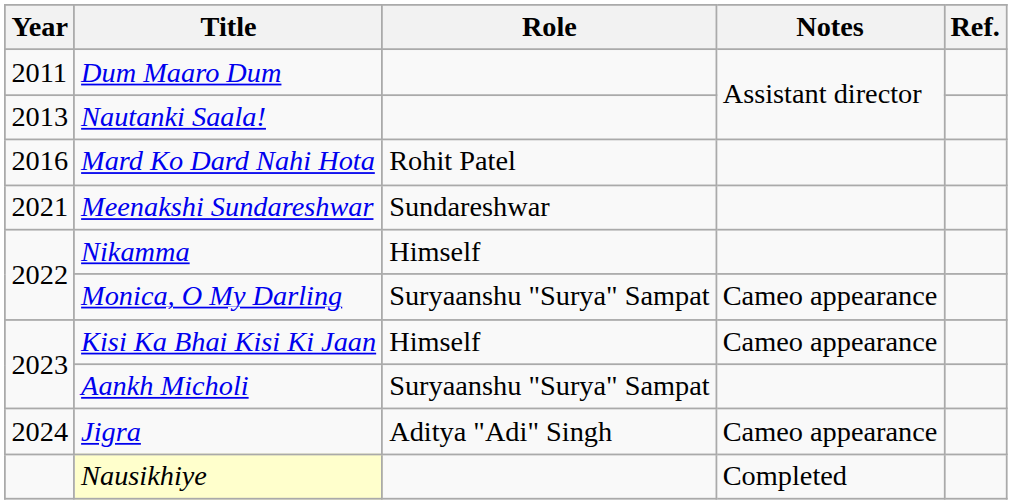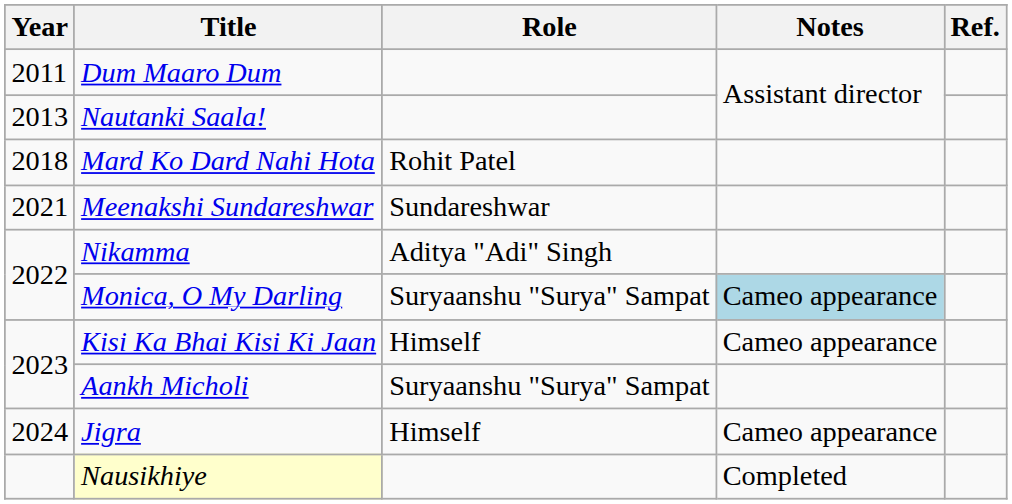(40, 161) 2016 -> (40, 161) 2018
(435, 251) Himself -> (501, 251) Aditya "Adi" Singh
(830, 296) no background -> (830, 296) lightblue background
(501, 431) Aditya "Adi" Singh -> (435, 431) Himself
